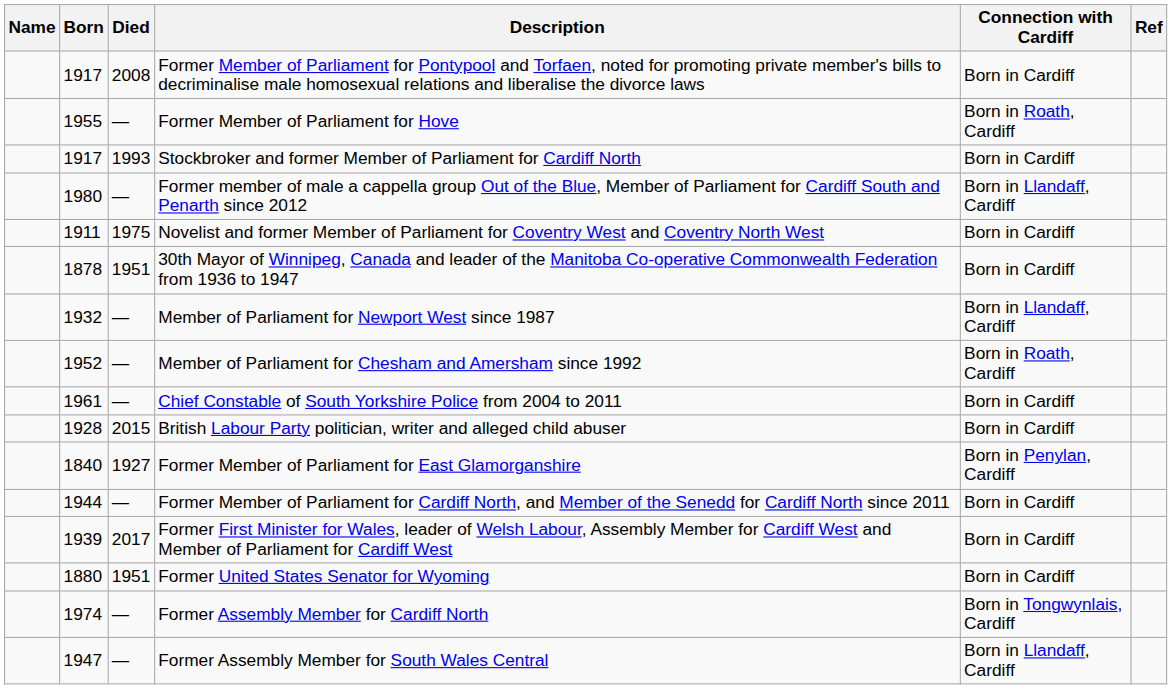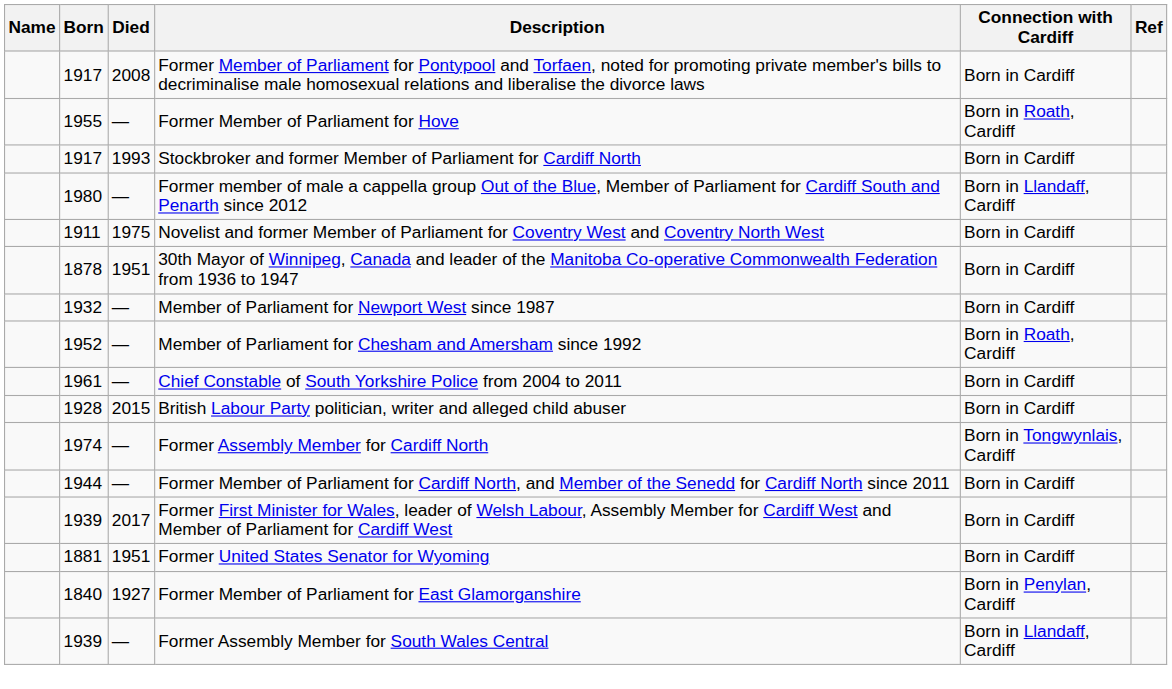(1027, 316) Born in Llandaff, Cardiff -> (1019, 307) Born in Cardiff
rows swapped: (323, 613) <-> (370, 465)
(83, 576) 1880 -> (83, 557) 1881
(83, 660) 1947 -> (83, 641) 1939
